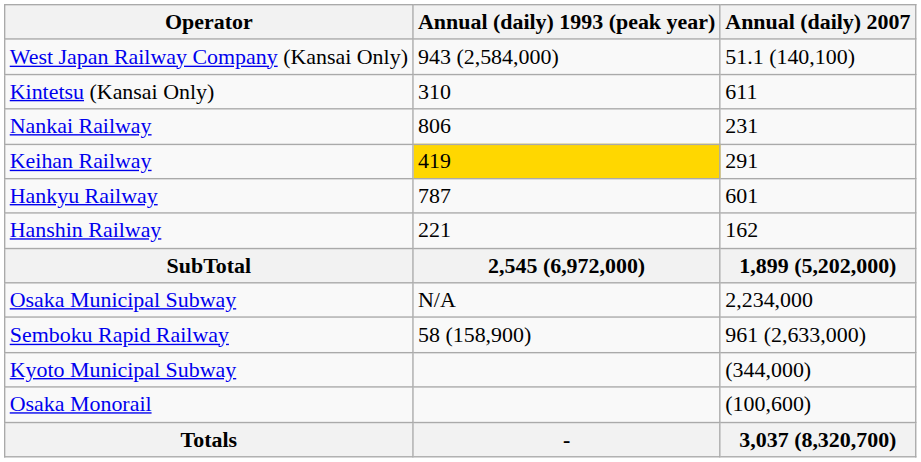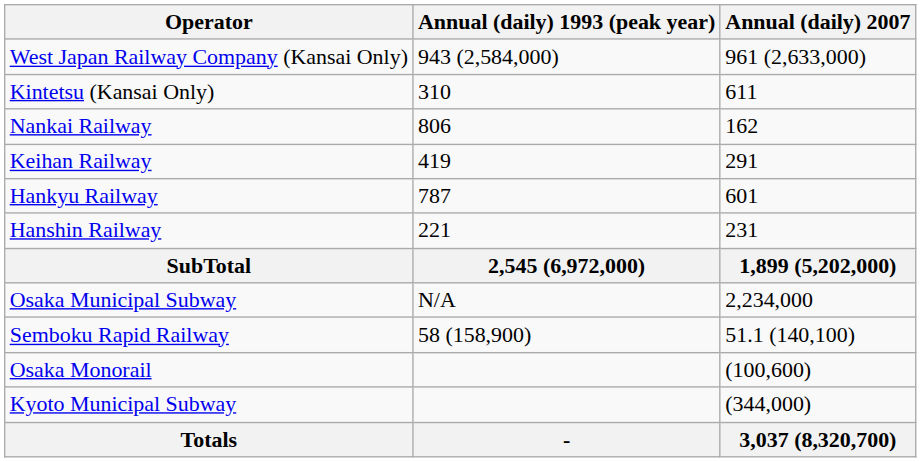(790, 56) 51.1 (140,100) -> (796, 56) 961 (2,633,000)
(742, 126) 231 -> (742, 126) 162
(434, 160) gold background -> (434, 160) no background
(742, 230) 162 -> (742, 230) 231
(796, 334) 961 (2,633,000) -> (790, 334) 51.1 (140,100)
rows swapped: (123, 369) <-> (81, 404)
